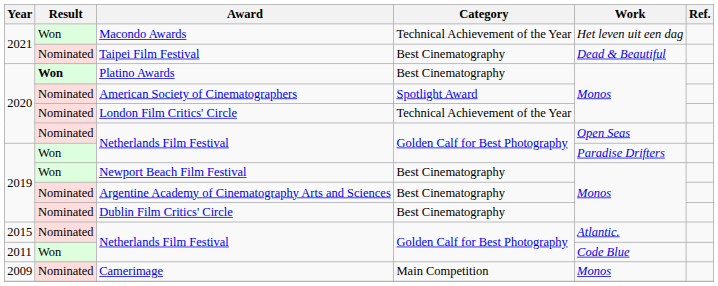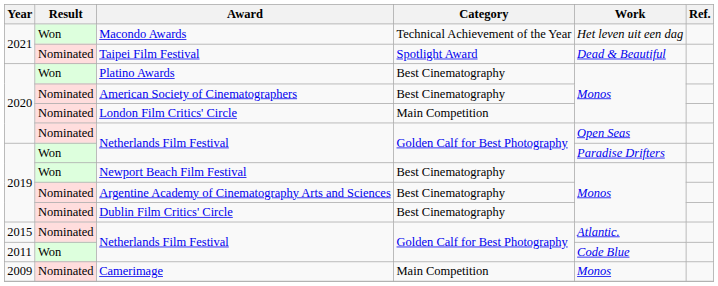(451, 53) Best Cinematography -> (437, 53) Spotlight Award
(50, 73) bold -> (50, 73) normal
(437, 93) Spotlight Award -> (451, 93) Best Cinematography
(484, 113) Technical Achievement of the Year -> (442, 113) Main Competition
